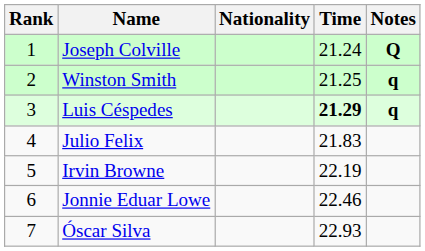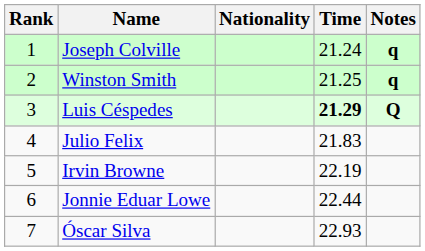(393, 49) Q -> (393, 49) q
(393, 110) q -> (393, 110) Q
(340, 200) 22.46 -> (340, 200) 22.44
